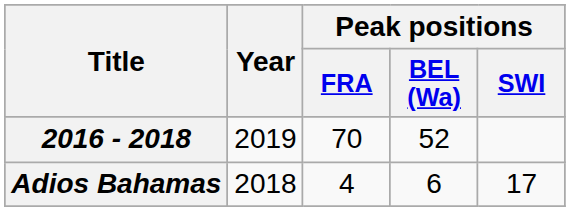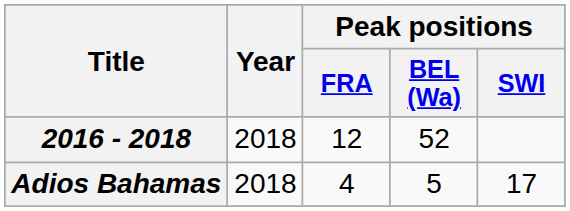(265, 138) 2019 -> (265, 138) 2018
(347, 138) 70 -> (347, 138) 12
(434, 183) 6 -> (434, 183) 5
